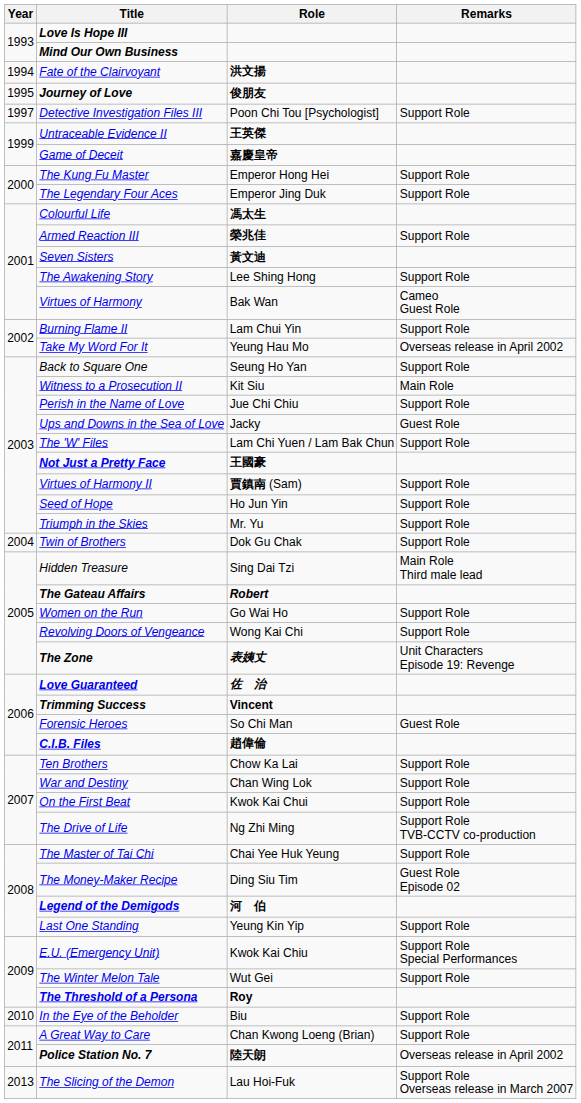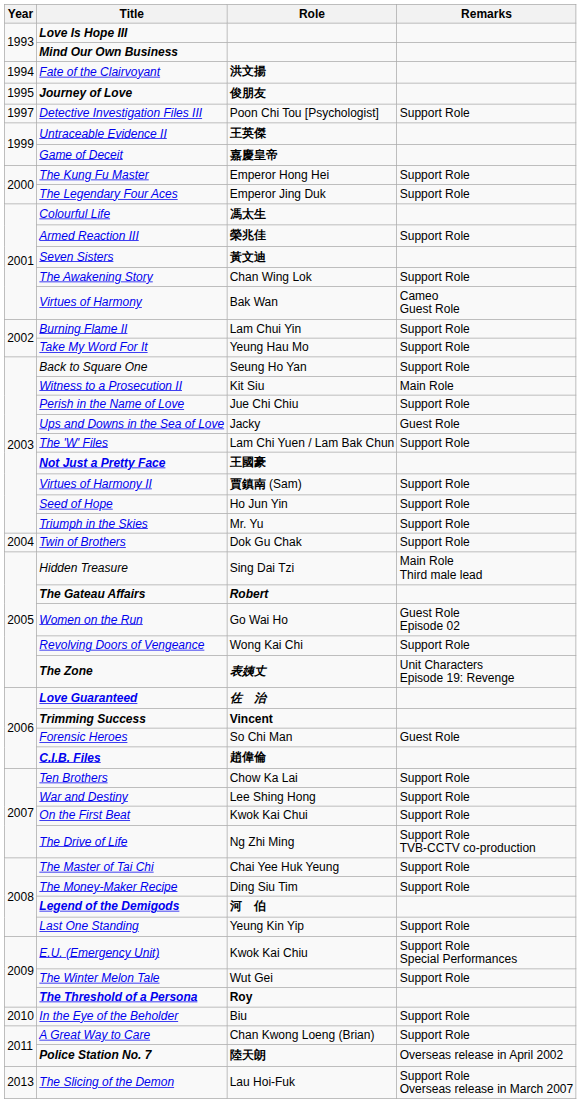(273, 277) Lee Shing Hong -> (271, 277) Chan Wing Lok
(481, 347) Overseas release in April 2002 -> (435, 347) Support Role
(435, 613) Support Role -> (430, 619) Guest Role Episode 02
(271, 783) Chan Wing Lok -> (273, 796) Lee Shing Hong
(430, 879) Guest Role Episode 02 -> (435, 886) Support Role
